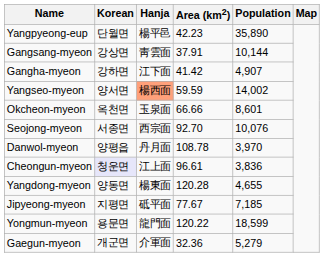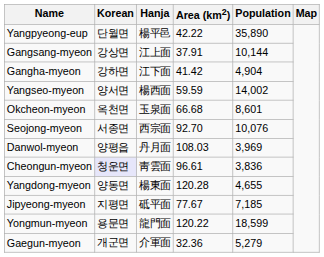(189, 33) 42.23 -> (189, 33) 42.22
(155, 52) 靑雲面 -> (155, 52) 江上面
(249, 71) 4,907 -> (249, 71) 4,904
(155, 90) lightsalmon background -> (155, 90) no background
(189, 109) 66.66 -> (189, 109) 66.68
(192, 147) 108.78 -> (192, 147) 108.03
(249, 147) 3,970 -> (249, 147) 3,969
(155, 166) 江上面 -> (155, 166) 靑雲面
